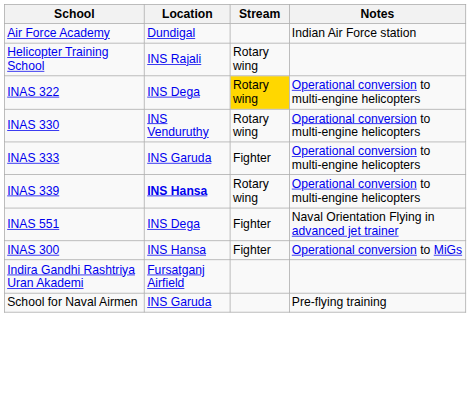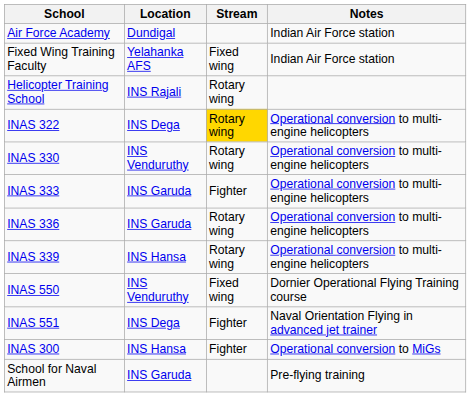+ row: (61, 59)
+ row: (33, 224)
(177, 191) bold -> (157, 257) normal
+ row: (33, 290)
- row: (71, 276)
